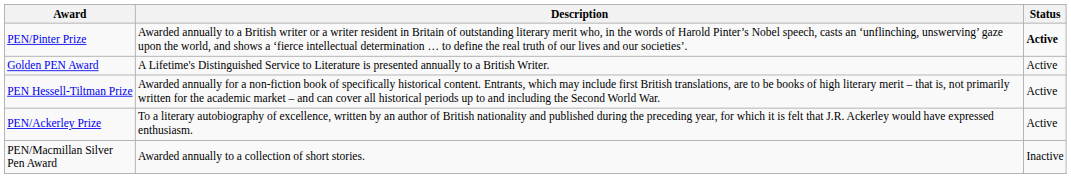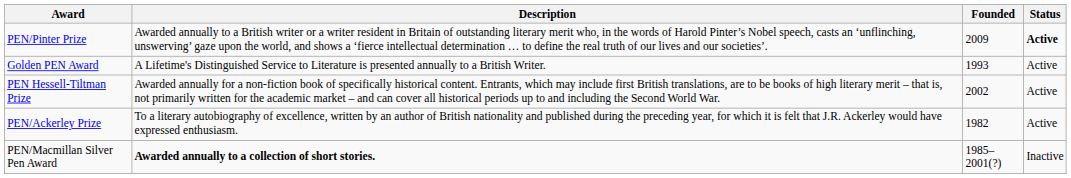+ column: (993, 13)
(251, 156) normal -> (255, 156) bold
